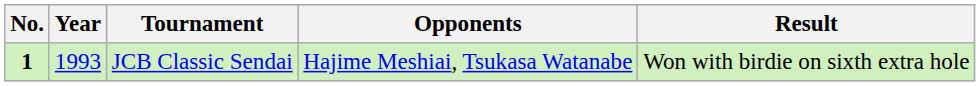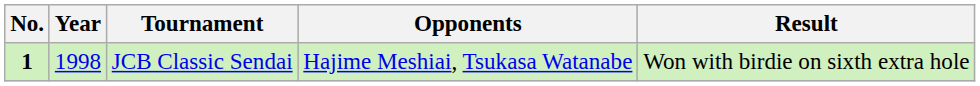(78, 61) 1993 -> (78, 61) 1998
